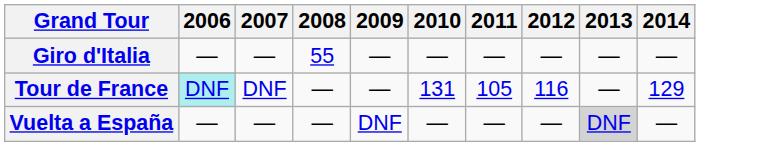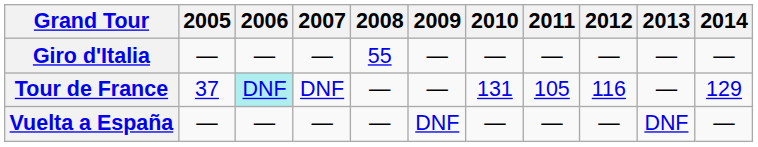+ column: (207, 21)
(609, 123) lightgrey background -> (666, 123) no background
